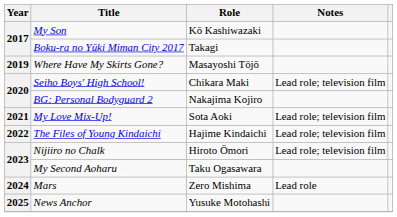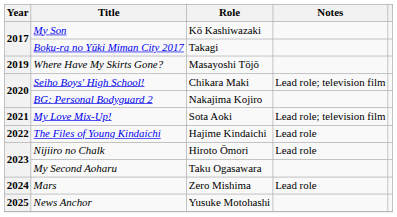(330, 133) Lead role; television film -> (296, 133) Lead role
(330, 151) Lead role; television film -> (296, 151) Lead role
